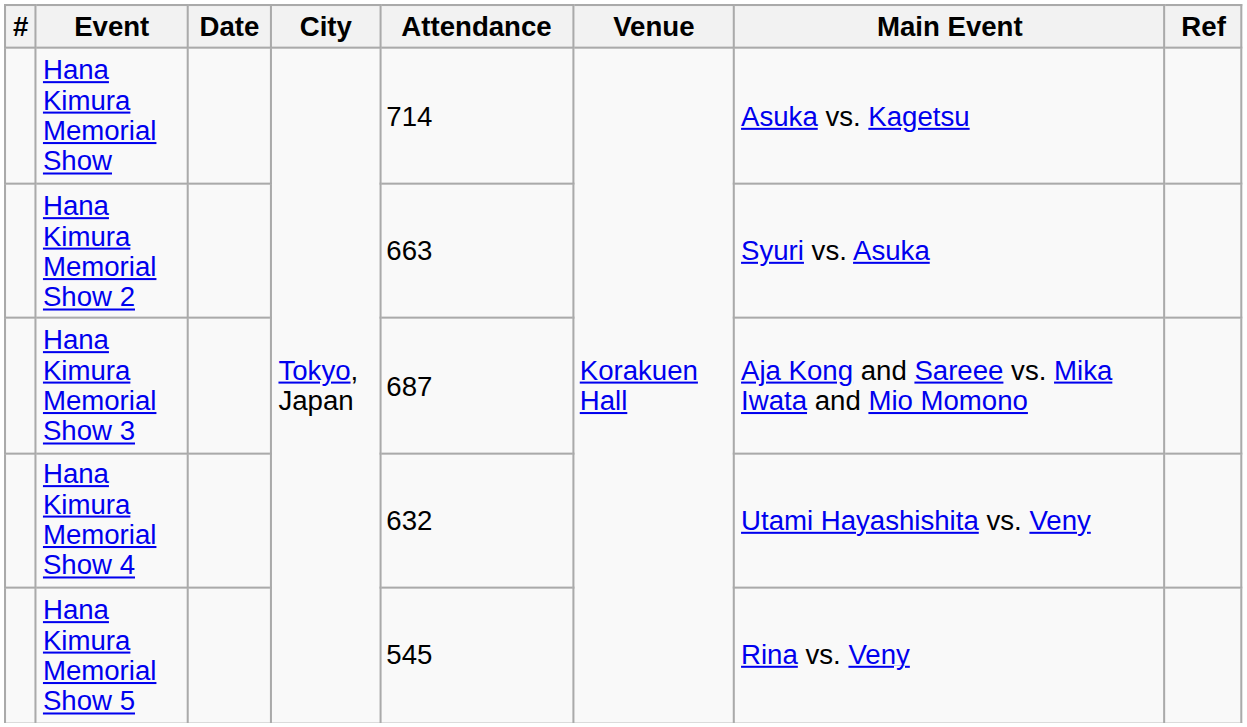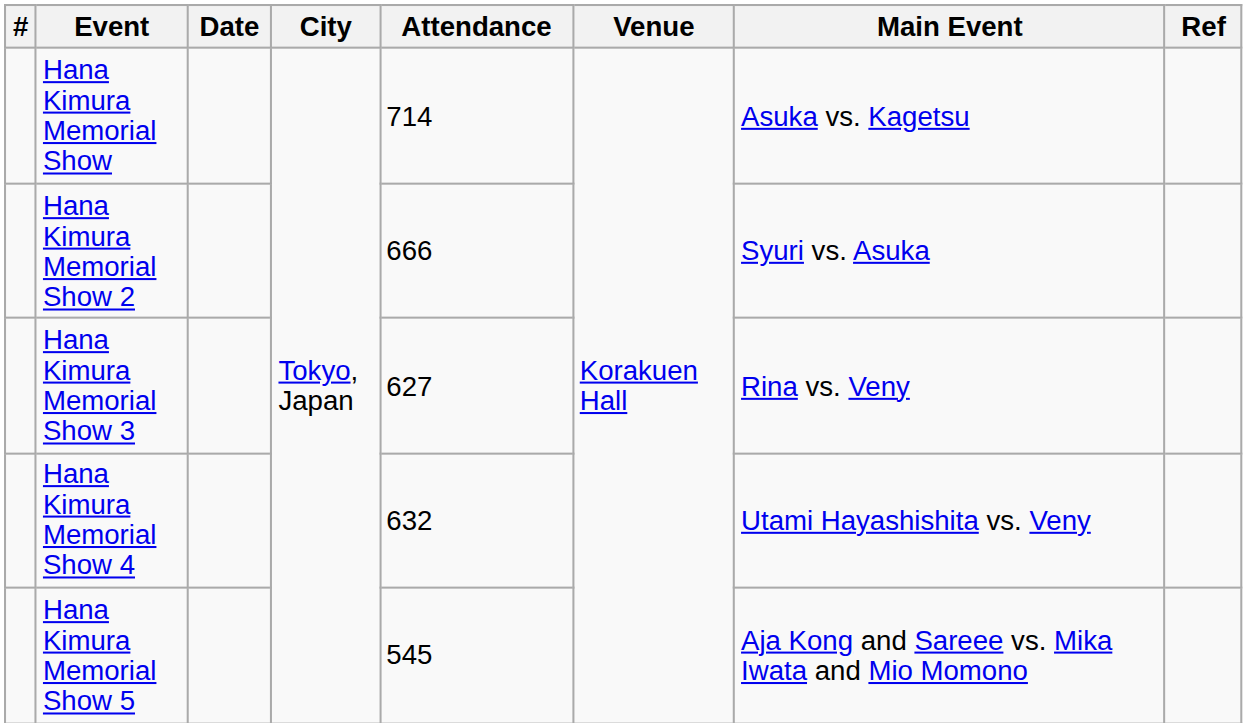(409, 250) 663 -> (409, 250) 666
(409, 385) 687 -> (409, 385) 627
(927, 385) Aja Kong and Sareee vs. Mika Iwata and Mio Momono -> (825, 385) Rina vs. Veny
(825, 655) Rina vs. Veny -> (927, 655) Aja Kong and Sareee vs. Mika Iwata and Mio Momono
